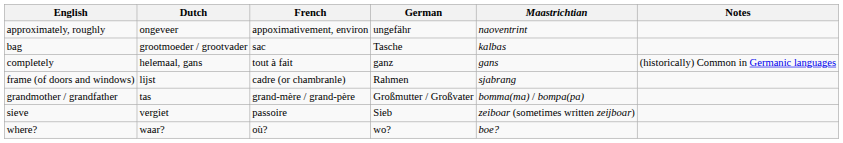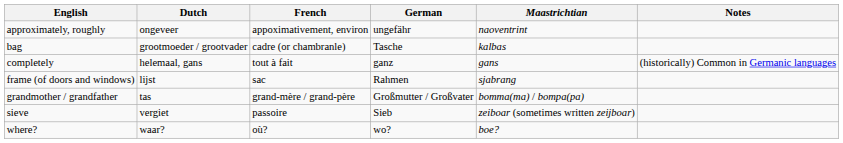(259, 46) sac -> (299, 46) cadre (or chambranle)
(299, 79) cadre (or chambranle) -> (259, 79) sac
